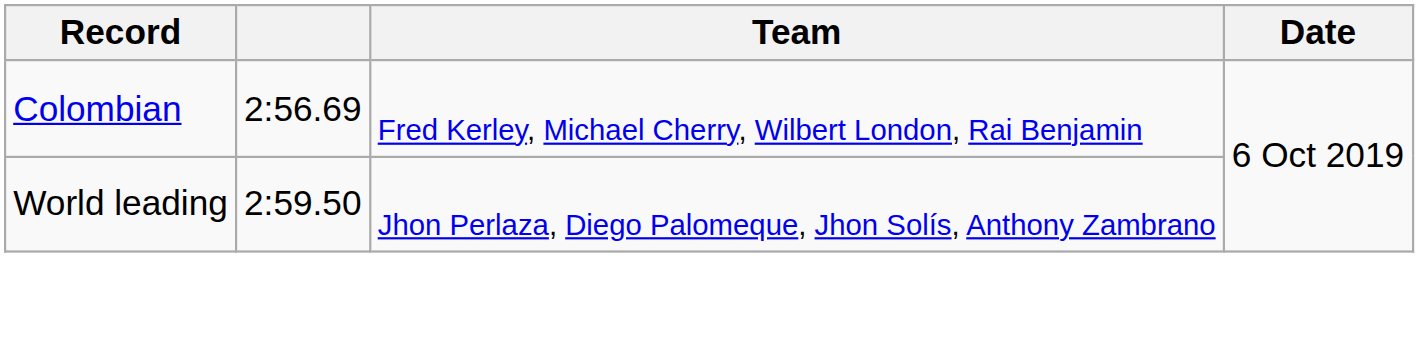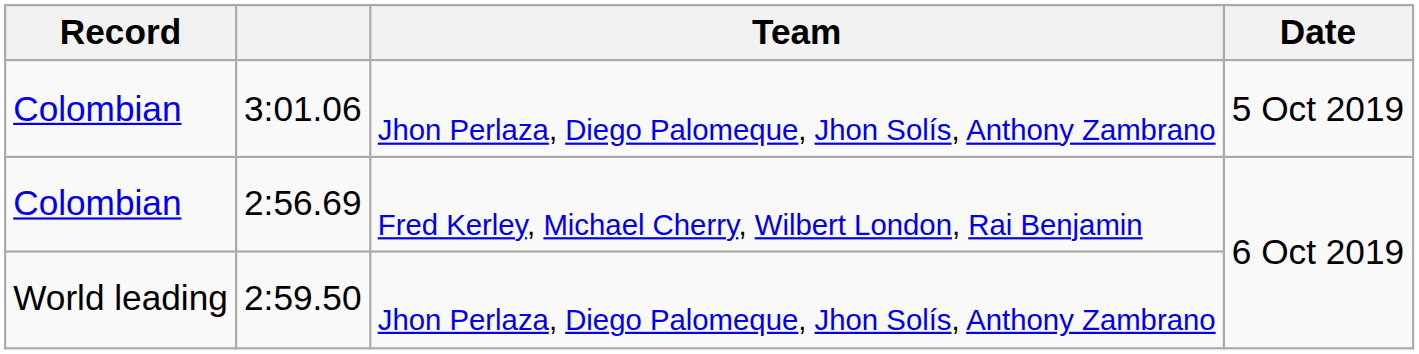+ row: (303, 108)
